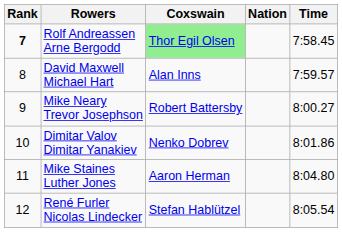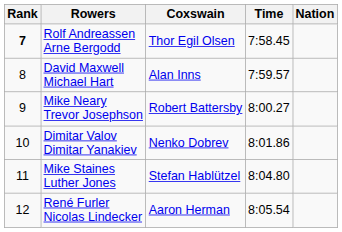columns swapped: (268, 14) <-> (314, 14)
(192, 41) lightgreen background -> (192, 41) no background
(189, 176) Aaron Herman -> (195, 176) Stefan Hablützel
(195, 210) Stefan Hablützel -> (189, 210) Aaron Herman
